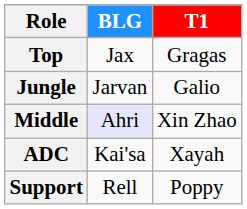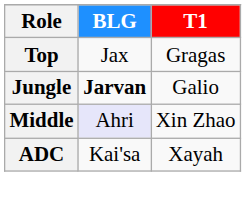(120, 87) normal -> (115, 87) bold
- row: (46, 187)
